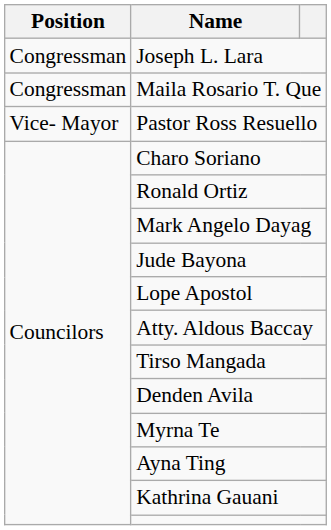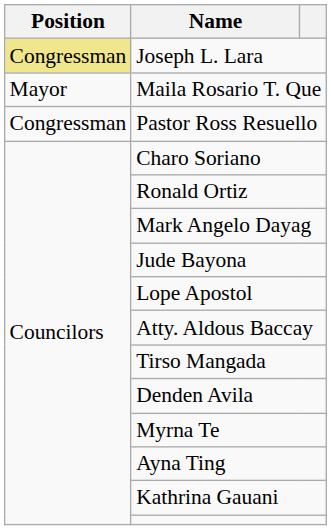(68, 55) no background -> (68, 55) khaki background
(68, 89) Congressman -> (38, 89) Mayor
(64, 123) Vice- Mayor -> (68, 123) Congressman
